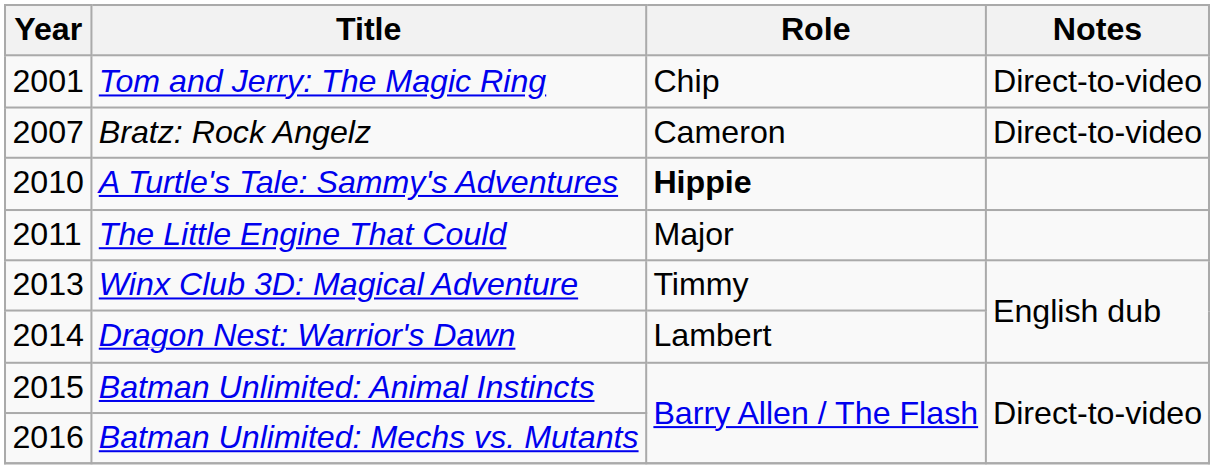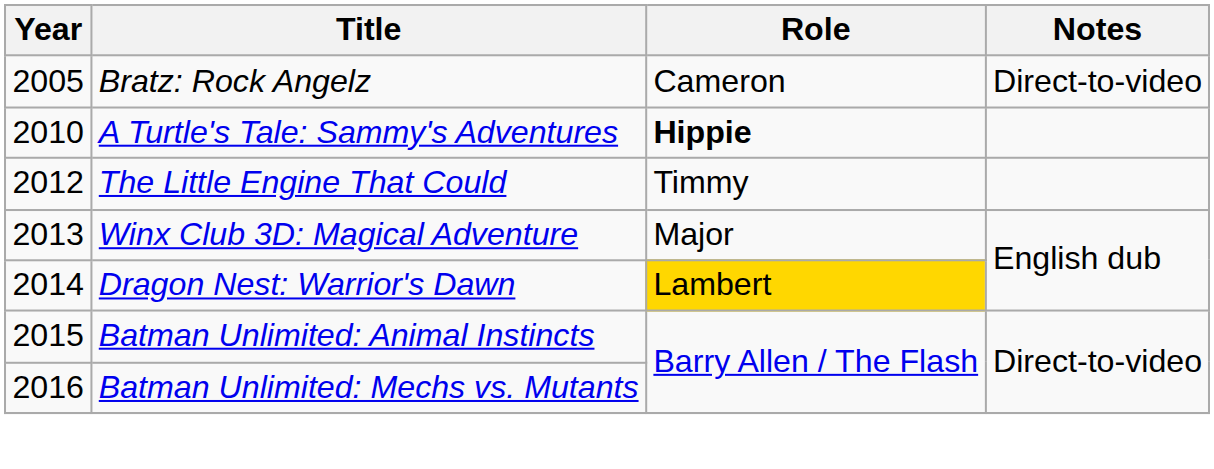- row: (323, 81)
(48, 132) 2007 -> (48, 81) 2005
(47, 234) 2011 -> (48, 183) 2012
(694, 234) Major -> (701, 183) Timmy
(701, 285) Timmy -> (694, 234) Major
(712, 336) no background -> (712, 285) gold background
